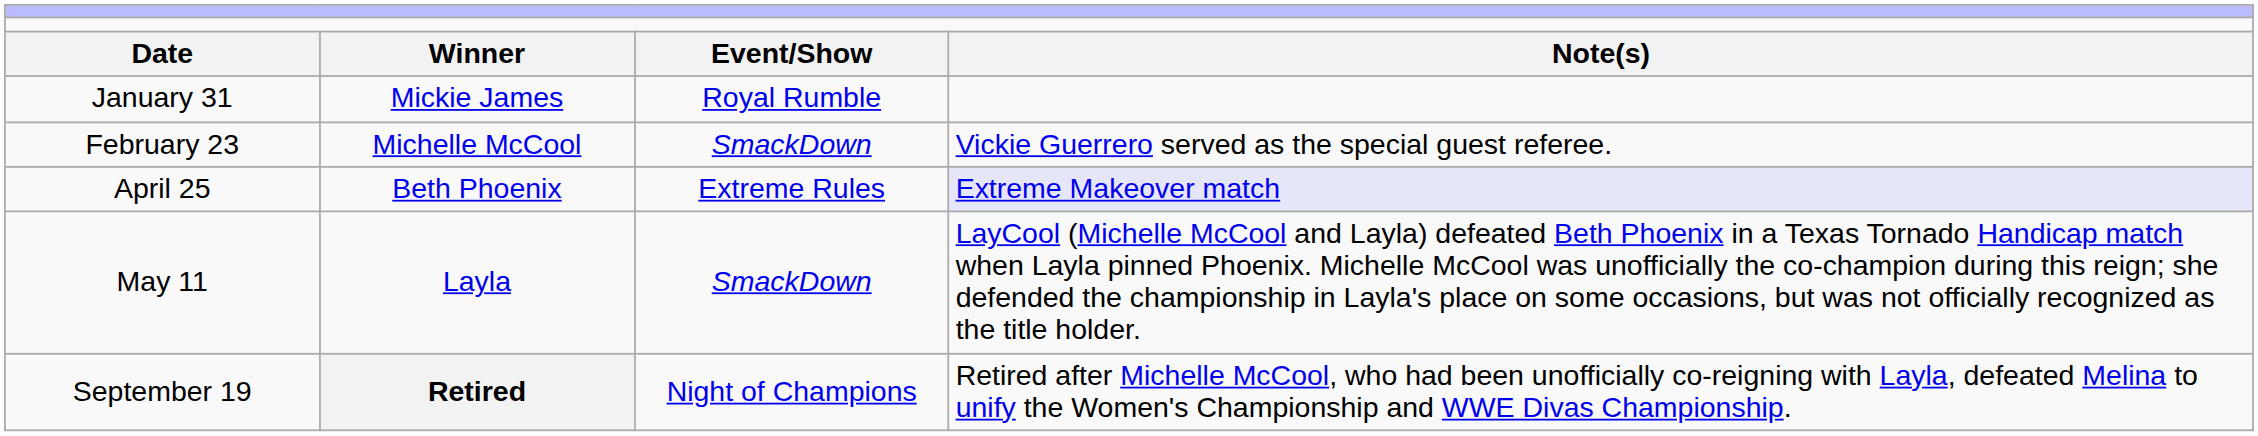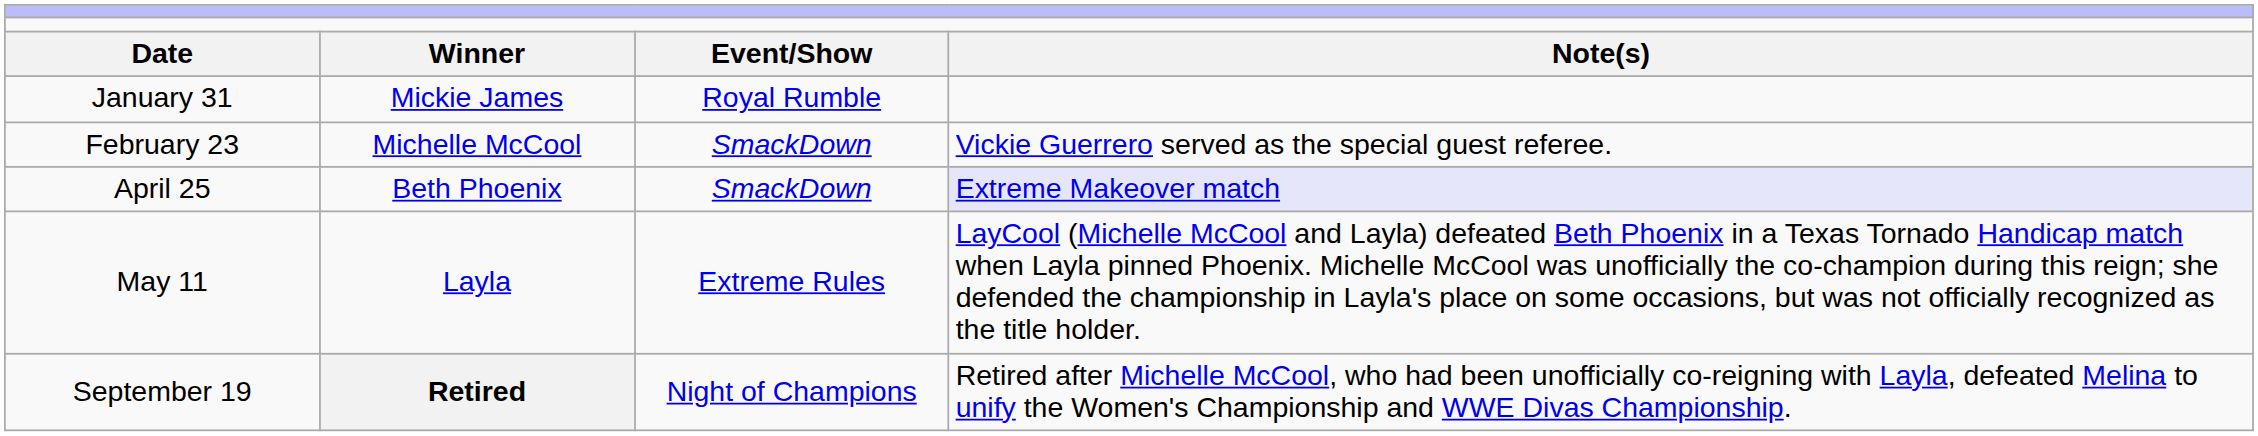(792, 188) Extreme Rules -> (792, 188) SmackDown
(792, 282) SmackDown -> (792, 282) Extreme Rules
